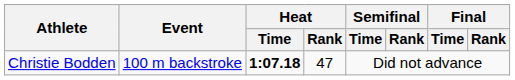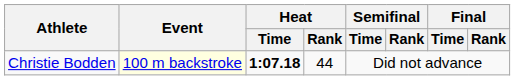(182, 63) no background -> (182, 63) lightyellow background
(325, 63) 47 -> (325, 63) 44
